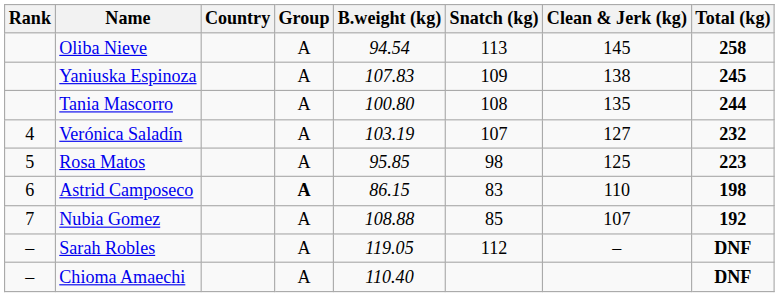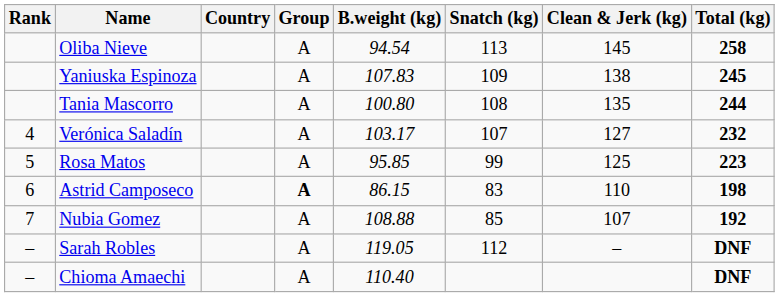(390, 133) 103.19 -> (390, 133) 103.17
(494, 162) 98 -> (494, 162) 99
